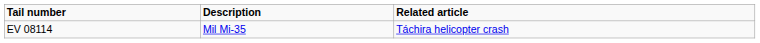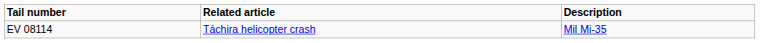columns swapped: (232, 12) <-> (432, 12)
